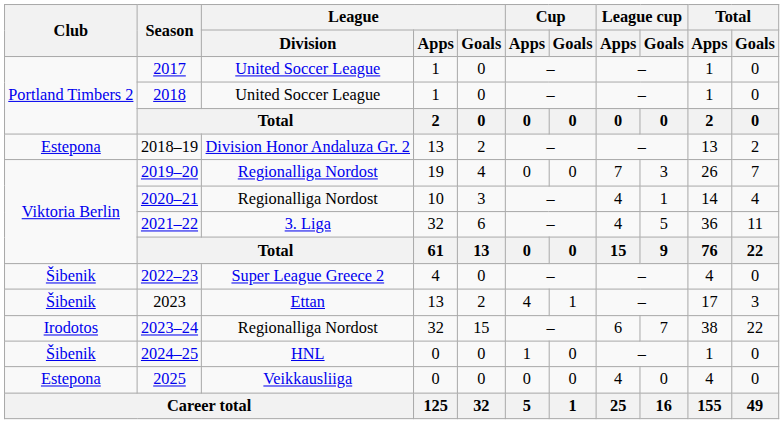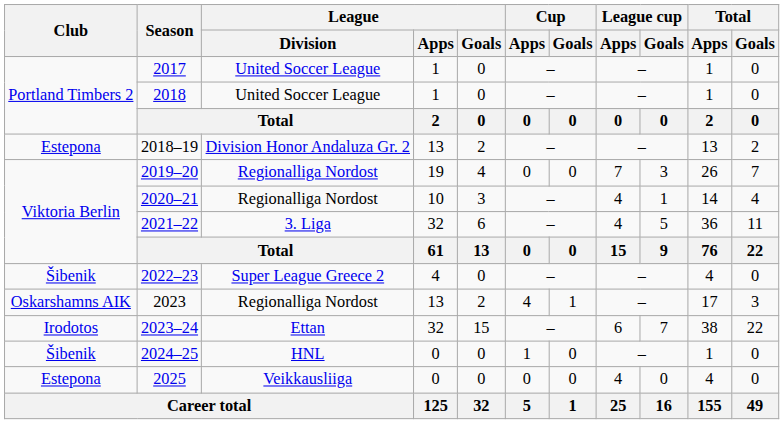(71, 302) Šibenik -> (71, 302) Oskarshamns AIK
(308, 302) Ettan -> (308, 302) Regionalliga Nordost
(308, 328) Regionalliga Nordost -> (308, 328) Ettan
